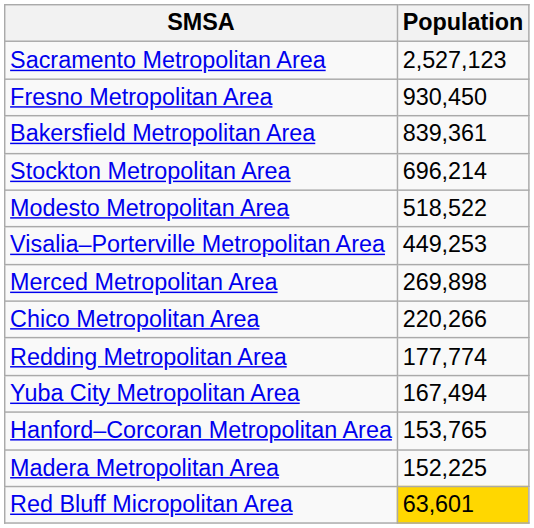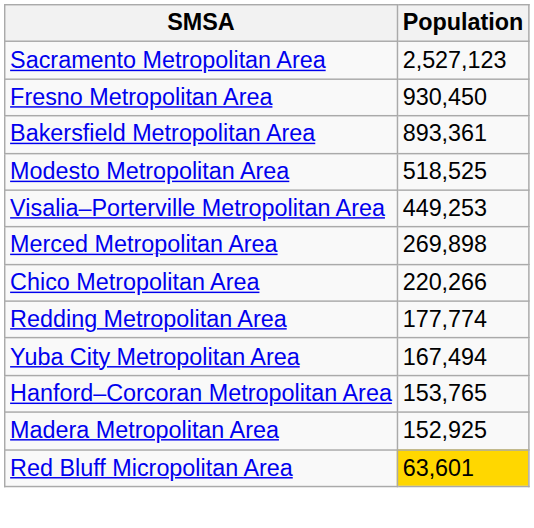(445, 134) 839,361 -> (445, 134) 893,361
- row: (150, 171)
(445, 208) 518,522 -> (445, 171) 518,525
(445, 467) 152,225 -> (445, 430) 152,925
